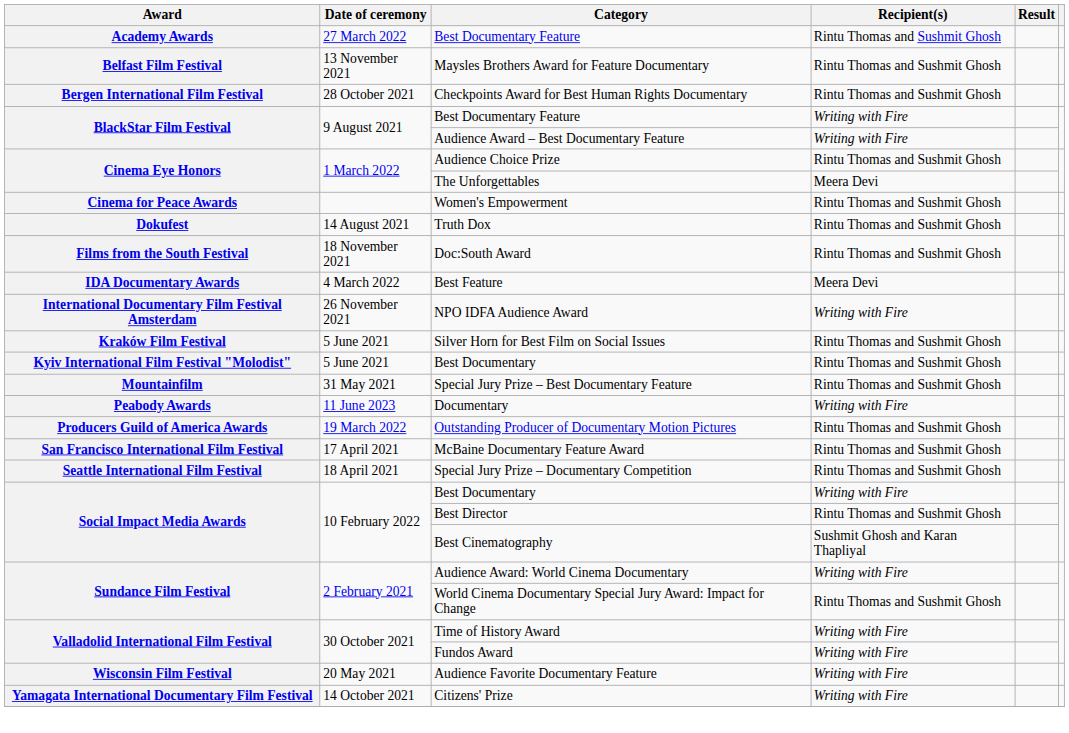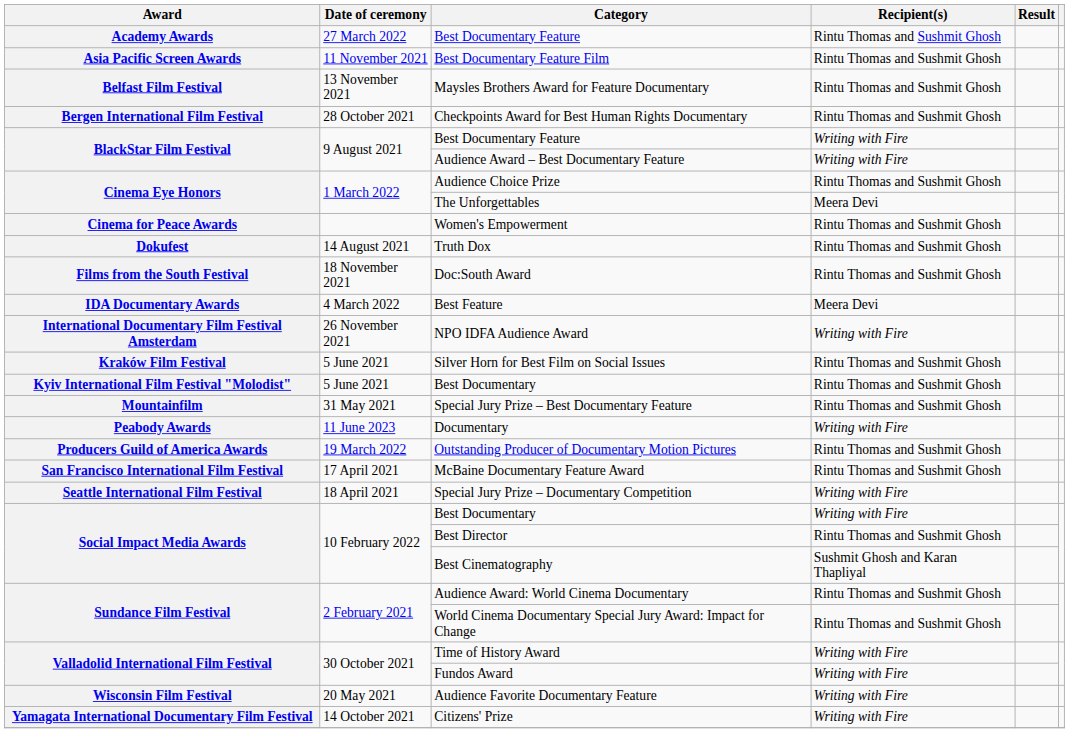+ row: (162, 58)
(907, 470) Rintu Thomas and Sushmit Ghosh -> (861, 492) Writing with Fire
(861, 572) Writing with Fire -> (907, 594) Rintu Thomas and Sushmit Ghosh
